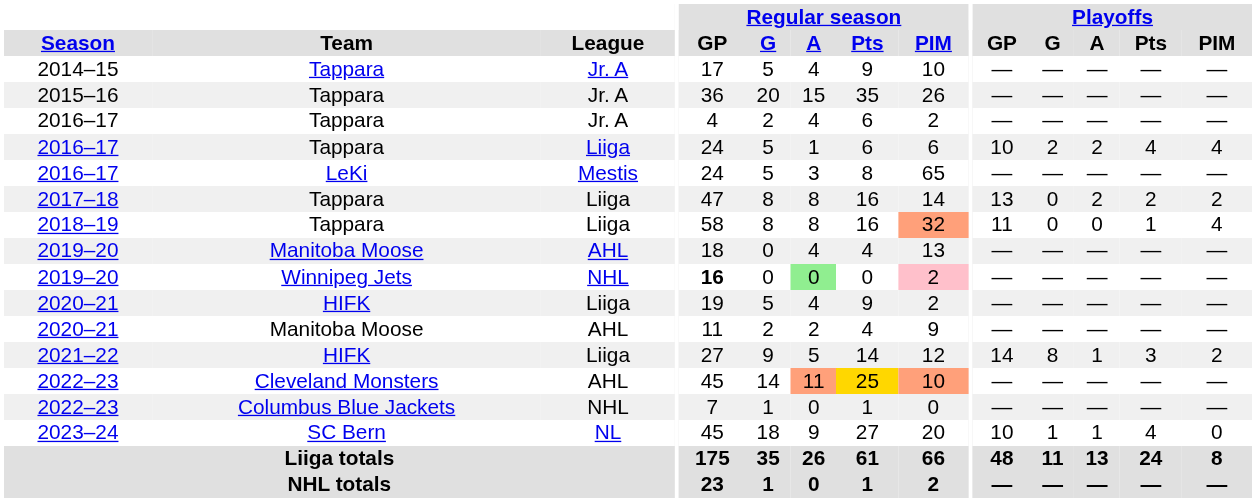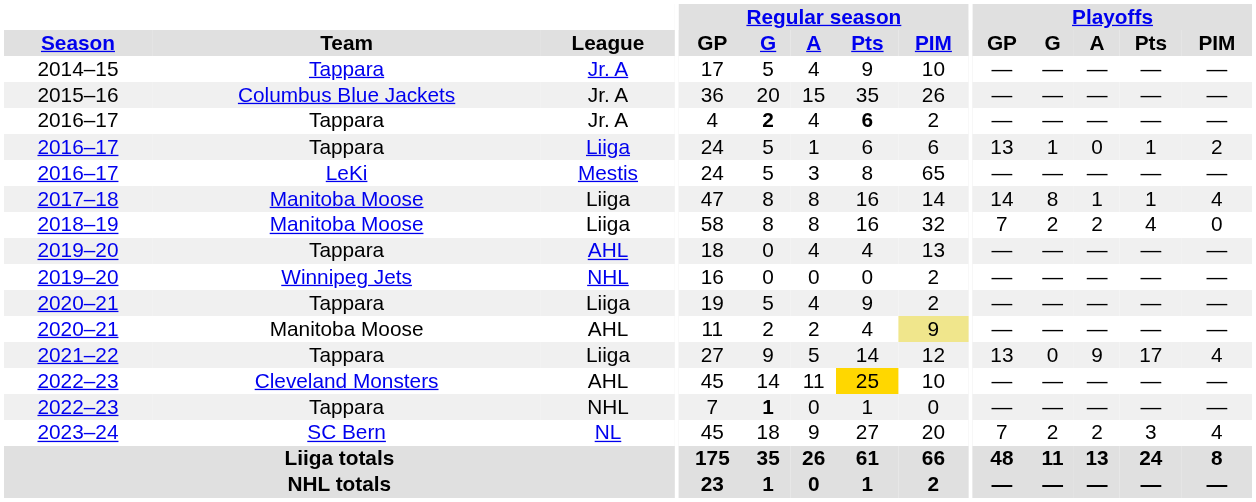(347, 94) Tappara -> (347, 94) Columbus Blue Jackets
(768, 120) normal -> (768, 120) bold
(867, 120) normal -> (867, 120) bold
(1002, 146) 10 -> (1002, 146) 13
(1053, 146) 2 -> (1053, 146) 1
(1097, 146) 2 -> (1097, 146) 0
(1151, 146) 4 -> (1151, 146) 1
(1217, 146) 4 -> (1217, 146) 2
(347, 198) Tappara -> (347, 198) Manitoba Moose
(1002, 198) 13 -> (1002, 198) 14
(1053, 198) 0 -> (1053, 198) 8
(1097, 198) 2 -> (1097, 198) 1
(1151, 198) 2 -> (1151, 198) 1
(1217, 198) 2 -> (1217, 198) 4
(347, 224) Tappara -> (347, 224) Manitoba Moose
(933, 224) lightsalmon background -> (933, 224) no background
(1002, 224) 11 -> (1002, 224) 7
(1053, 224) 0 -> (1053, 224) 2
(1097, 224) 0 -> (1097, 224) 2
(1151, 224) 1 -> (1151, 224) 4
(1217, 224) 4 -> (1217, 224) 0
(347, 250) Manitoba Moose -> (347, 250) Tappara
(712, 276) bold -> (712, 276) normal
(814, 276) lightgreen background -> (814, 276) no background
(933, 276) pink background -> (933, 276) no background
(347, 302) HIFK -> (347, 302) Tappara
(933, 328) no background -> (933, 328) khaki background
(347, 354) HIFK -> (347, 354) Tappara
(1002, 354) 14 -> (1002, 354) 13
(1053, 354) 8 -> (1053, 354) 0
(1097, 354) 1 -> (1097, 354) 9
(1151, 354) 3 -> (1151, 354) 17
(1217, 354) 2 -> (1217, 354) 4
(814, 380) lightsalmon background -> (814, 380) no background
(933, 380) lightsalmon background -> (933, 380) no background
(347, 406) Columbus Blue Jackets -> (347, 406) Tappara
(768, 406) normal -> (768, 406) bold
(1002, 432) 10 -> (1002, 432) 7
(1053, 432) 1 -> (1053, 432) 2
(1097, 432) 1 -> (1097, 432) 2
(1151, 432) 4 -> (1151, 432) 3
(1217, 432) 0 -> (1217, 432) 4
